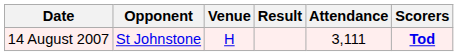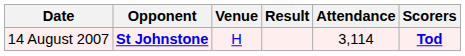(159, 39) normal -> (162, 39) bold
(349, 39) 3,111 -> (356, 39) 3,114
